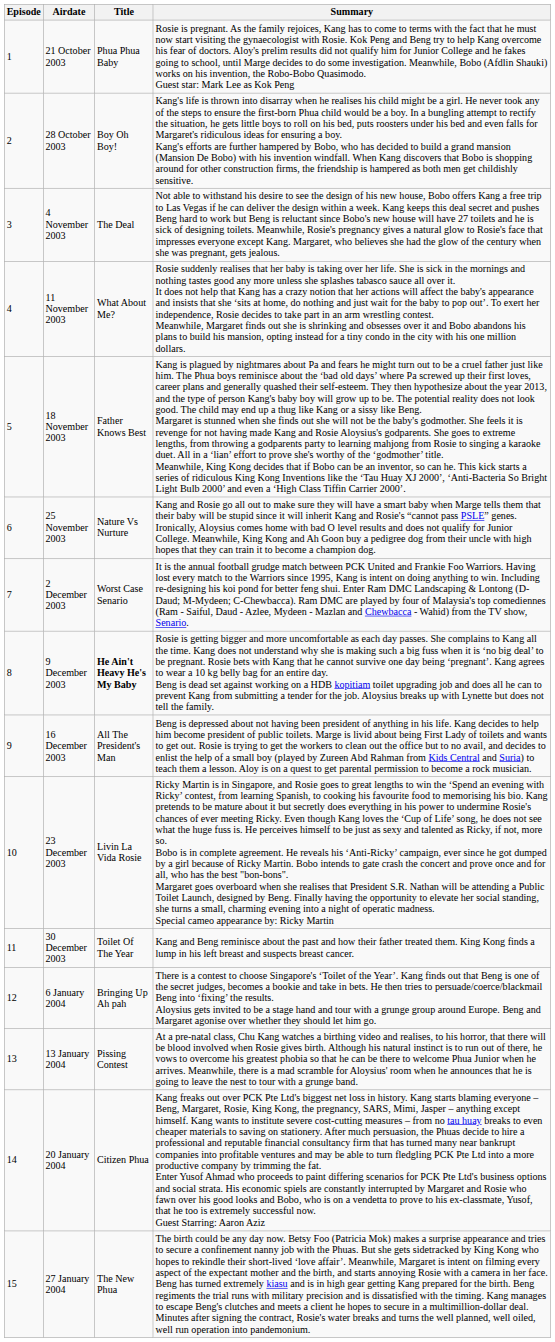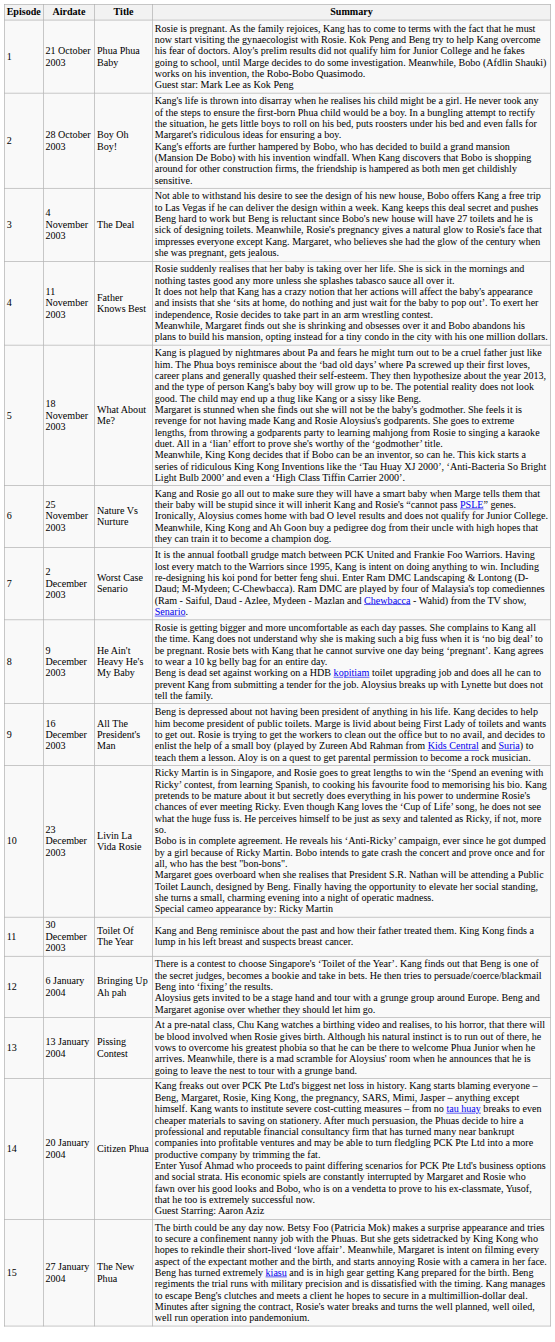(121, 308) What About Me? -> (122, 303) Father Knows Best
(121, 426) Father Knows Best -> (121, 415) What About Me?
(121, 673) bold -> (120, 662) normal
